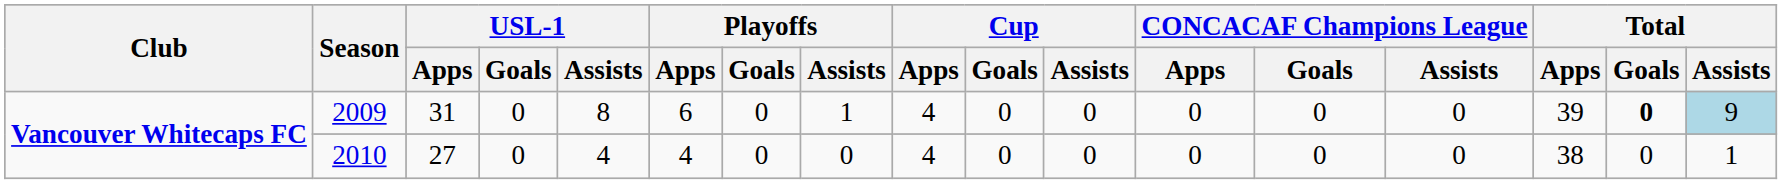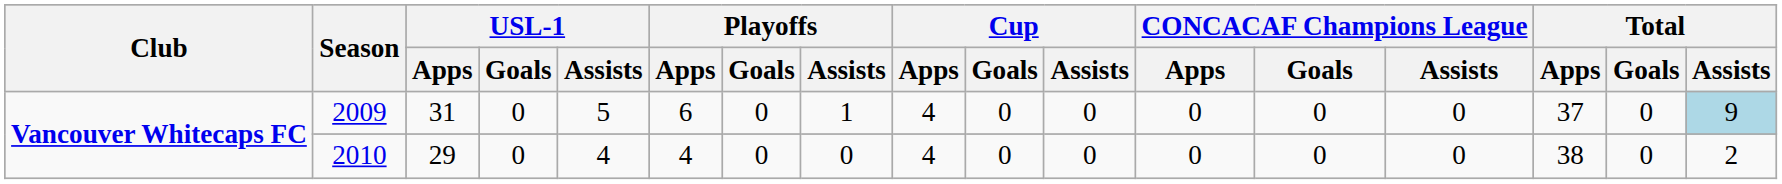(603, 112) 8 -> (603, 112) 5
(1570, 112) 39 -> (1570, 112) 37
(1646, 112) bold -> (1646, 112) normal
(442, 155) 27 -> (442, 155) 29
(1731, 155) 1 -> (1731, 155) 2
